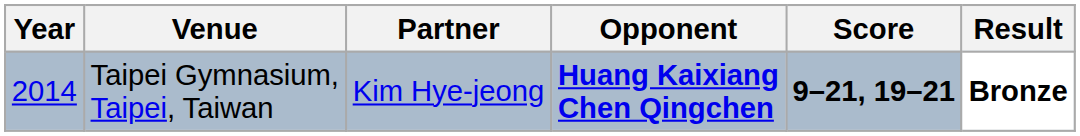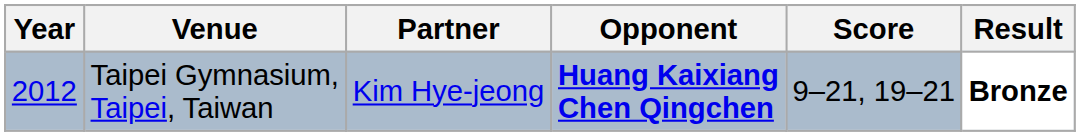(44, 91) 2014 -> (44, 91) 2012
(874, 91) bold -> (874, 91) normal
